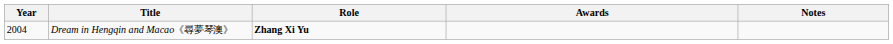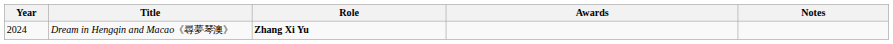(17, 30) 2004 -> (17, 30) 2024
